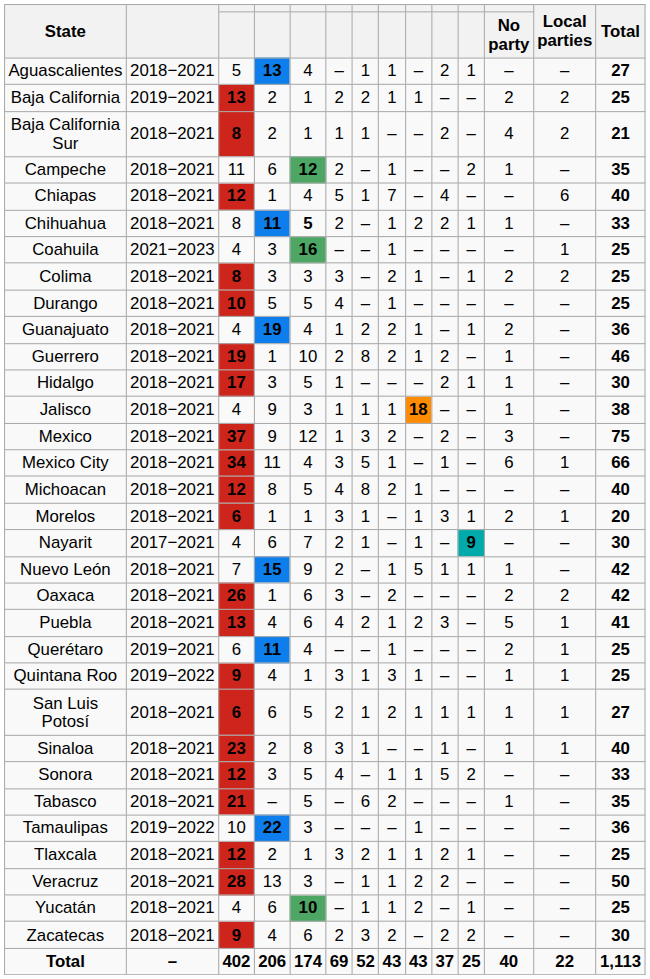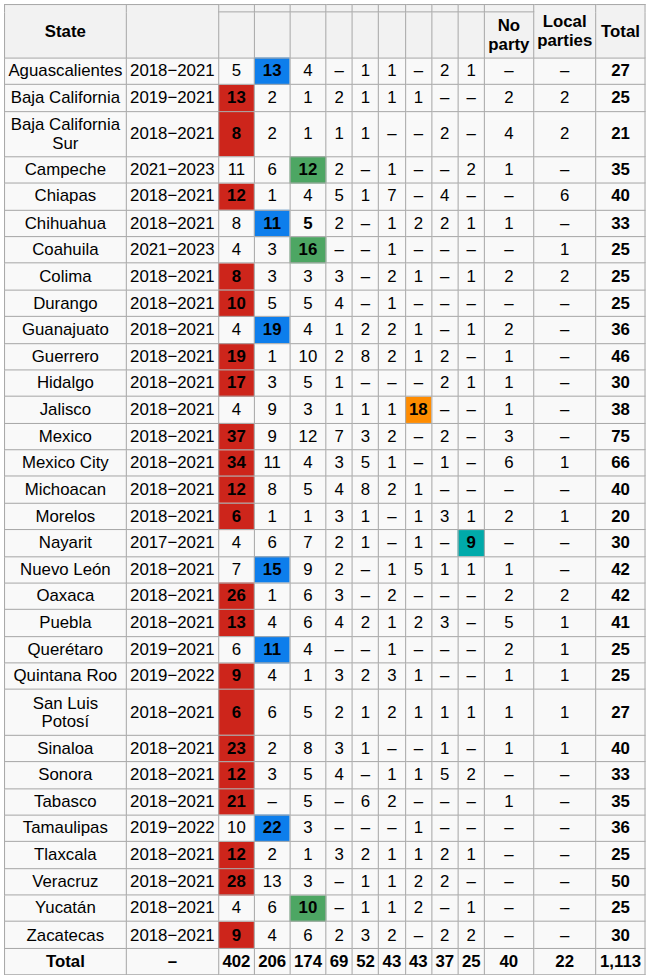(365, 97) 2 -> (365, 97) 1
(172, 169) 2018−2021 -> (172, 169) 2021−2023
(339, 436) 1 -> (339, 436) 7
(365, 676) 1 -> (365, 676) 2
